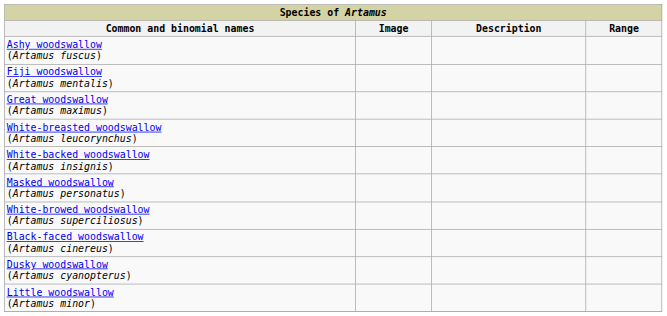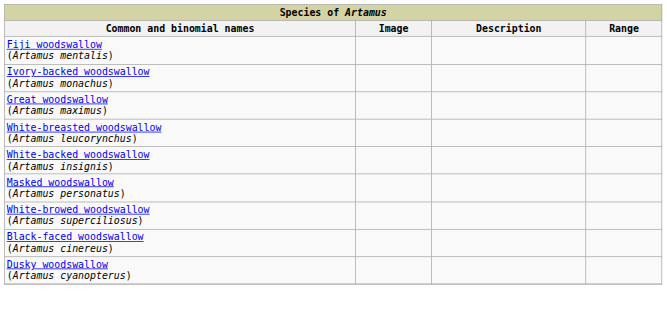- row: (54, 50)
+ row: (78, 78)
- row: (60, 298)
